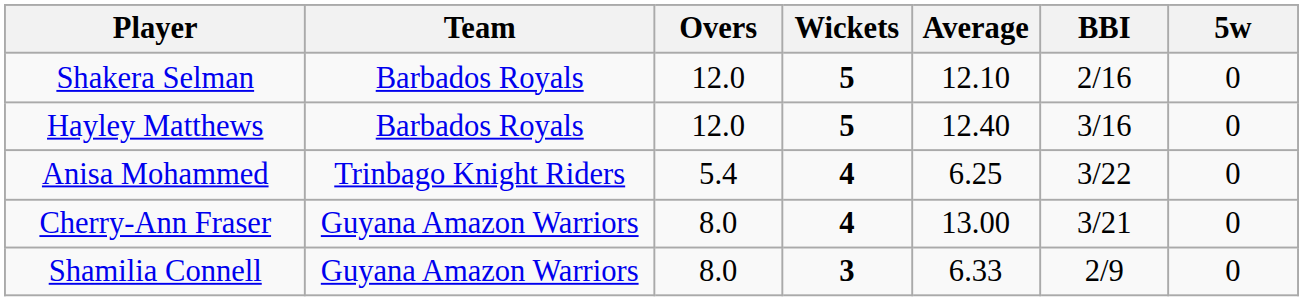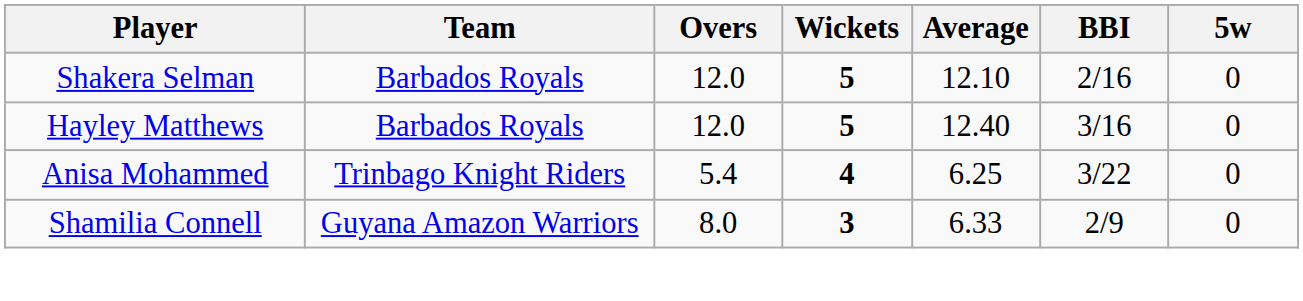- row: (155, 222)
